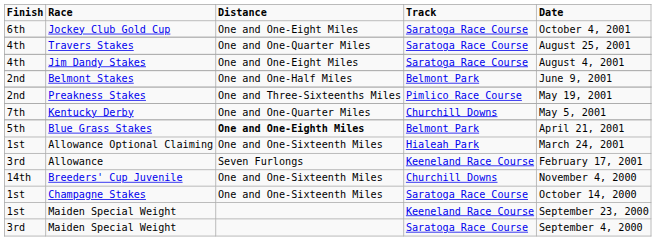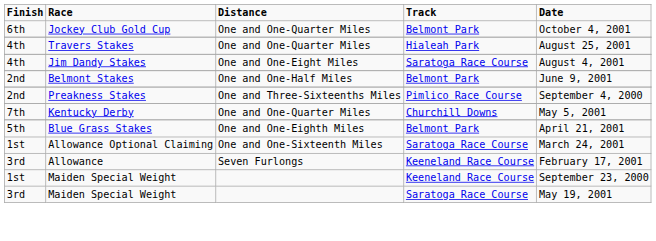(288, 29) One and One-Eight Miles -> (294, 29) One and One-Quarter Miles
(467, 29) Saratoga Race Course -> (443, 29) Belmont Park
(467, 46) Saratoga Race Course -> (443, 46) Hialeah Park
(576, 95) May 19, 2001 -> (591, 95) September 4, 2000
(291, 128) bold -> (291, 128) normal
(443, 145) Hialeah Park -> (467, 145) Saratoga Race Course
- row: (19, 178)
- row: (16, 194)
(591, 227) September 4, 2000 -> (576, 194) May 19, 2001
